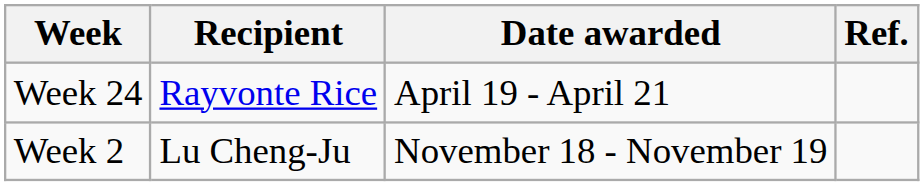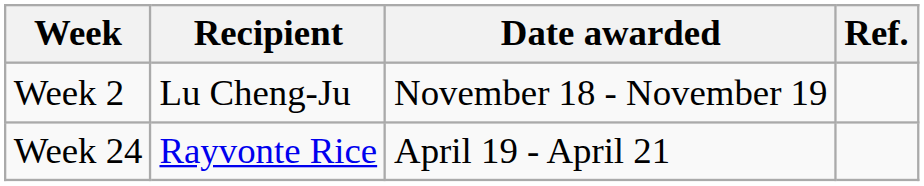rows swapped: (69, 150) <-> (78, 92)
